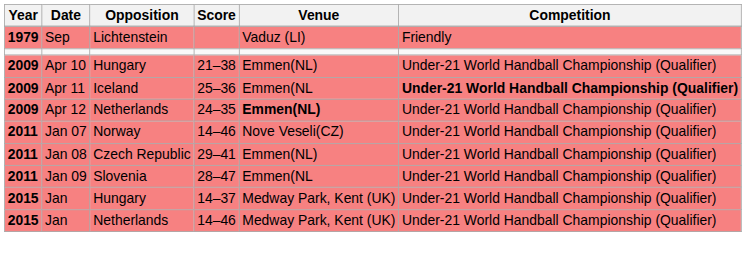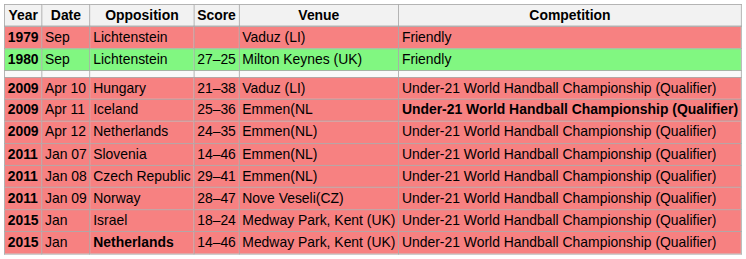+ row: (57, 59)
(280, 66) Emmen(NL) -> (274, 88) Vaduz (LI)
(281, 110) bold -> (280, 132) normal
(117, 132) Norway -> (120, 154) Slovenia
(293, 132) Nove Veseli(CZ) -> (280, 154) Emmen(NL)
(120, 176) Slovenia -> (117, 198) Norway
(277, 176) Emmen(NL -> (293, 198) Nove Veseli(CZ)
+ row: (56, 220)
- row: (56, 198)
(131, 220) normal -> (133, 242) bold
